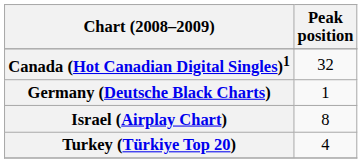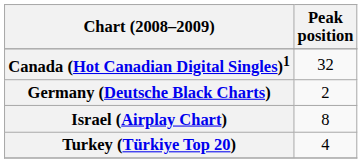(325, 92) 1 -> (325, 92) 2
